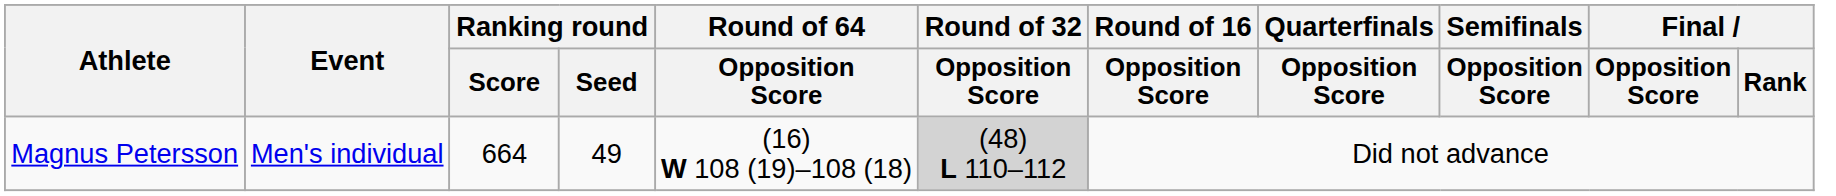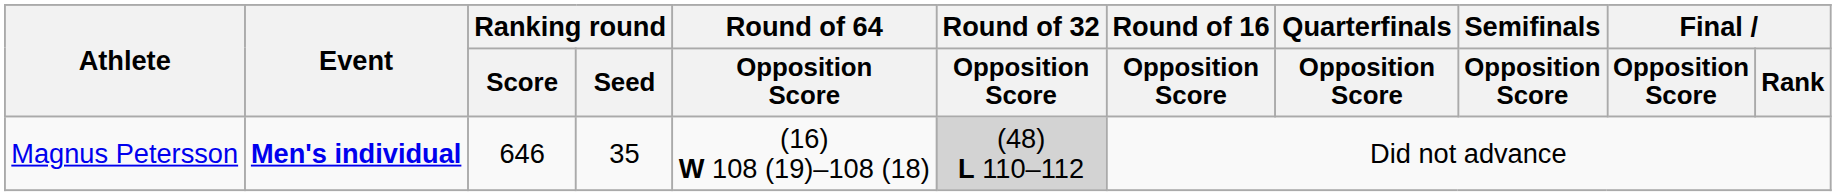(347, 154) normal -> (356, 154) bold
(504, 154) 664 -> (522, 154) 646
(607, 154) 49 -> (624, 154) 35
